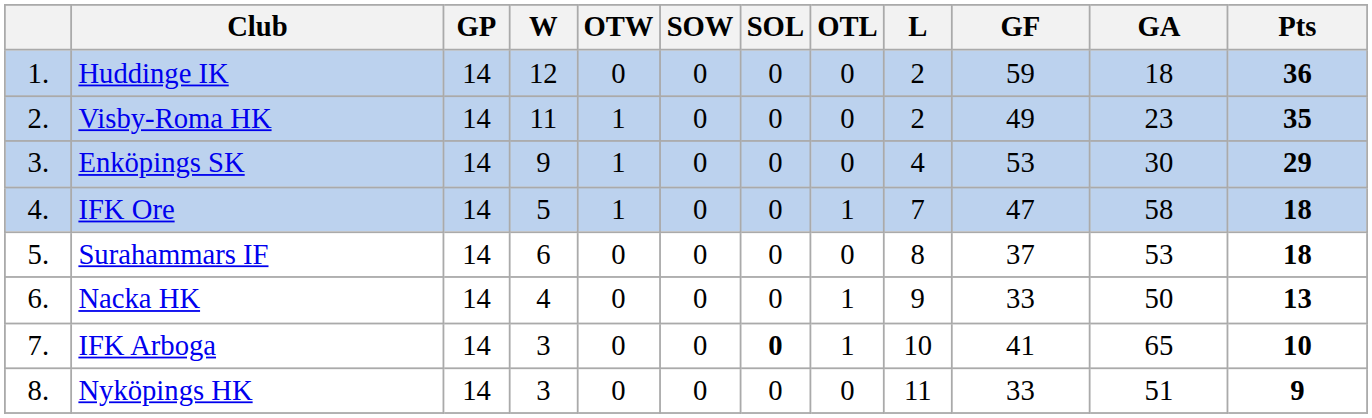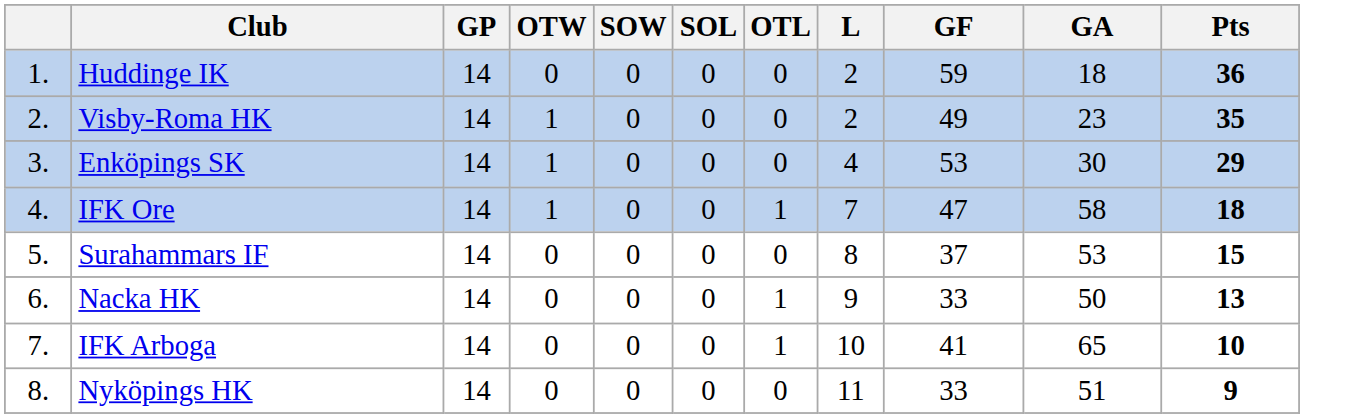- column: (543, 27)
(1297, 254) 18 -> (1231, 254) 15
(775, 345) bold -> (708, 345) normal
